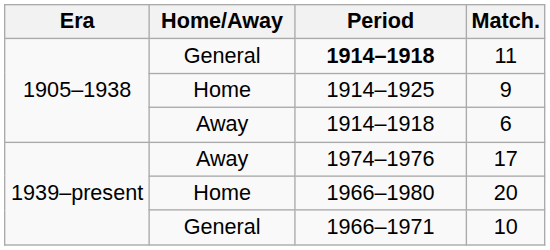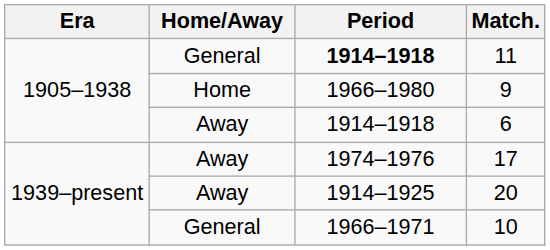(381, 90) 1914–1925 -> (381, 90) 1966–1980
(222, 192) Home -> (222, 192) Away
(381, 192) 1966–1980 -> (381, 192) 1914–1925
